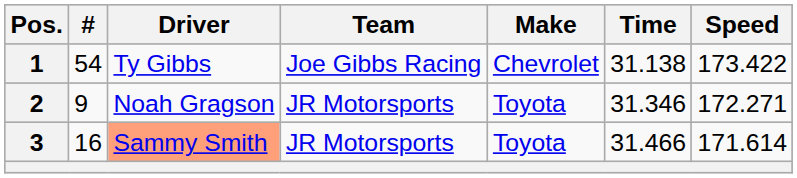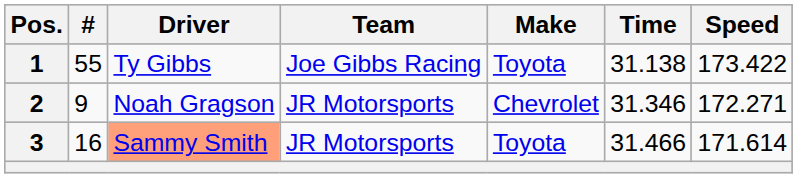(88, 64) 54 -> (88, 64) 55
(546, 64) Chevrolet -> (529, 64) Toyota
(529, 103) Toyota -> (546, 103) Chevrolet
